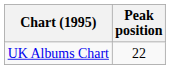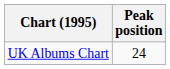(139, 53) 22 -> (139, 53) 24
